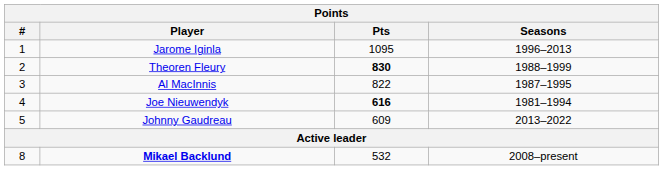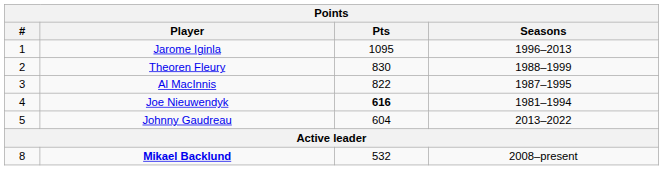(381, 67) bold -> (381, 67) normal
(381, 120) 609 -> (381, 120) 604
